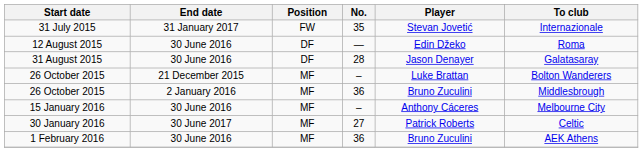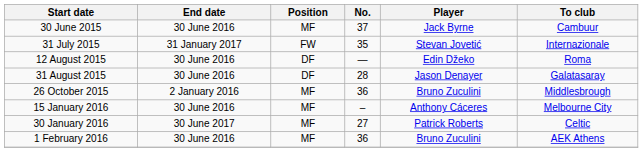+ row: (71, 28)
- row: (67, 75)
